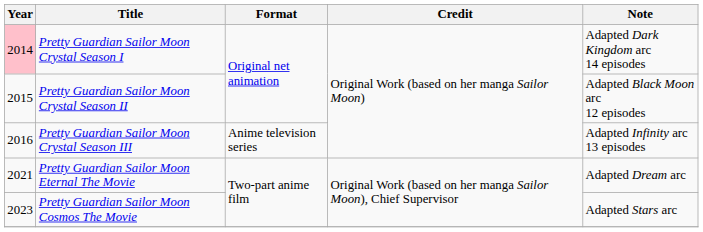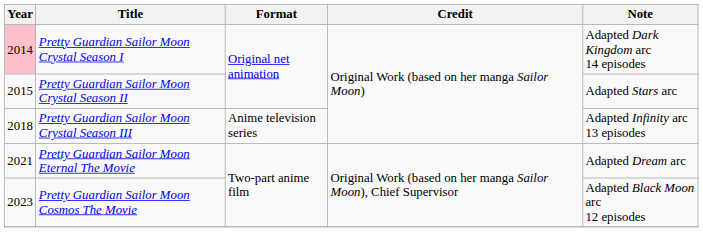(640, 98) Adapted Black Moon arc 12 episodes -> (631, 91) Adapted Stars arc
(20, 140) 2016 -> (20, 125) 2018
(631, 209) Adapted Stars arc -> (640, 202) Adapted Black Moon arc 12 episodes
